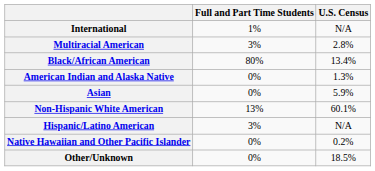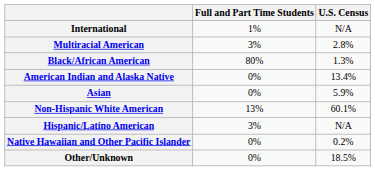(343, 61) 13.4% -> (343, 61) 1.3%
(343, 77) 1.3% -> (343, 77) 13.4%
